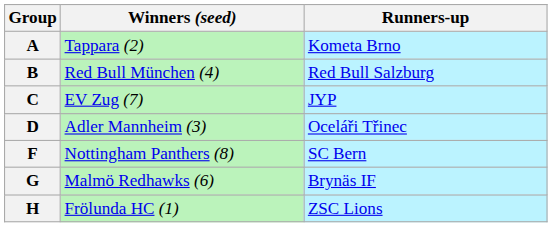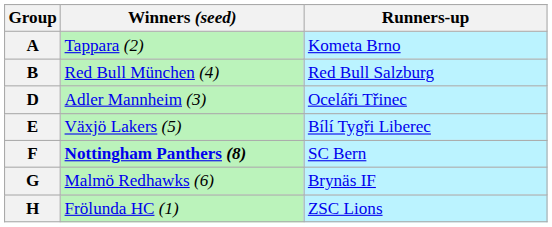- row: (33, 99)
+ row: (33, 126)
(149, 153) normal -> (155, 153) bold
